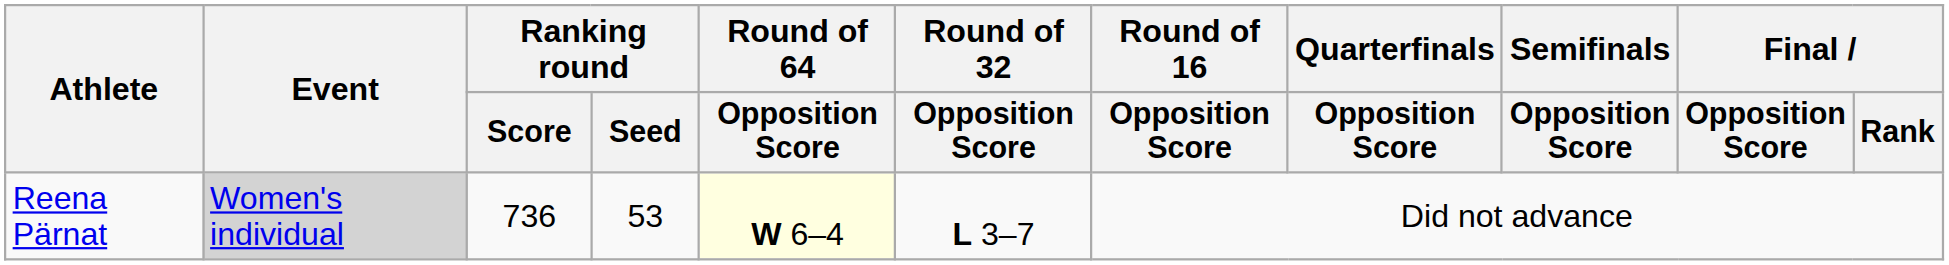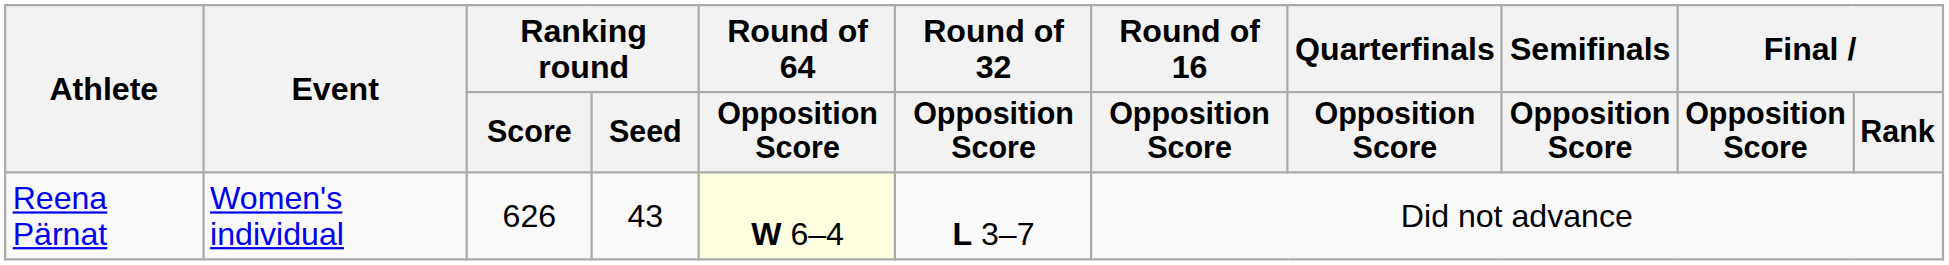(277, 216) lightgrey background -> (277, 216) no background
(529, 216) 736 -> (529, 216) 626
(645, 216) 53 -> (645, 216) 43
